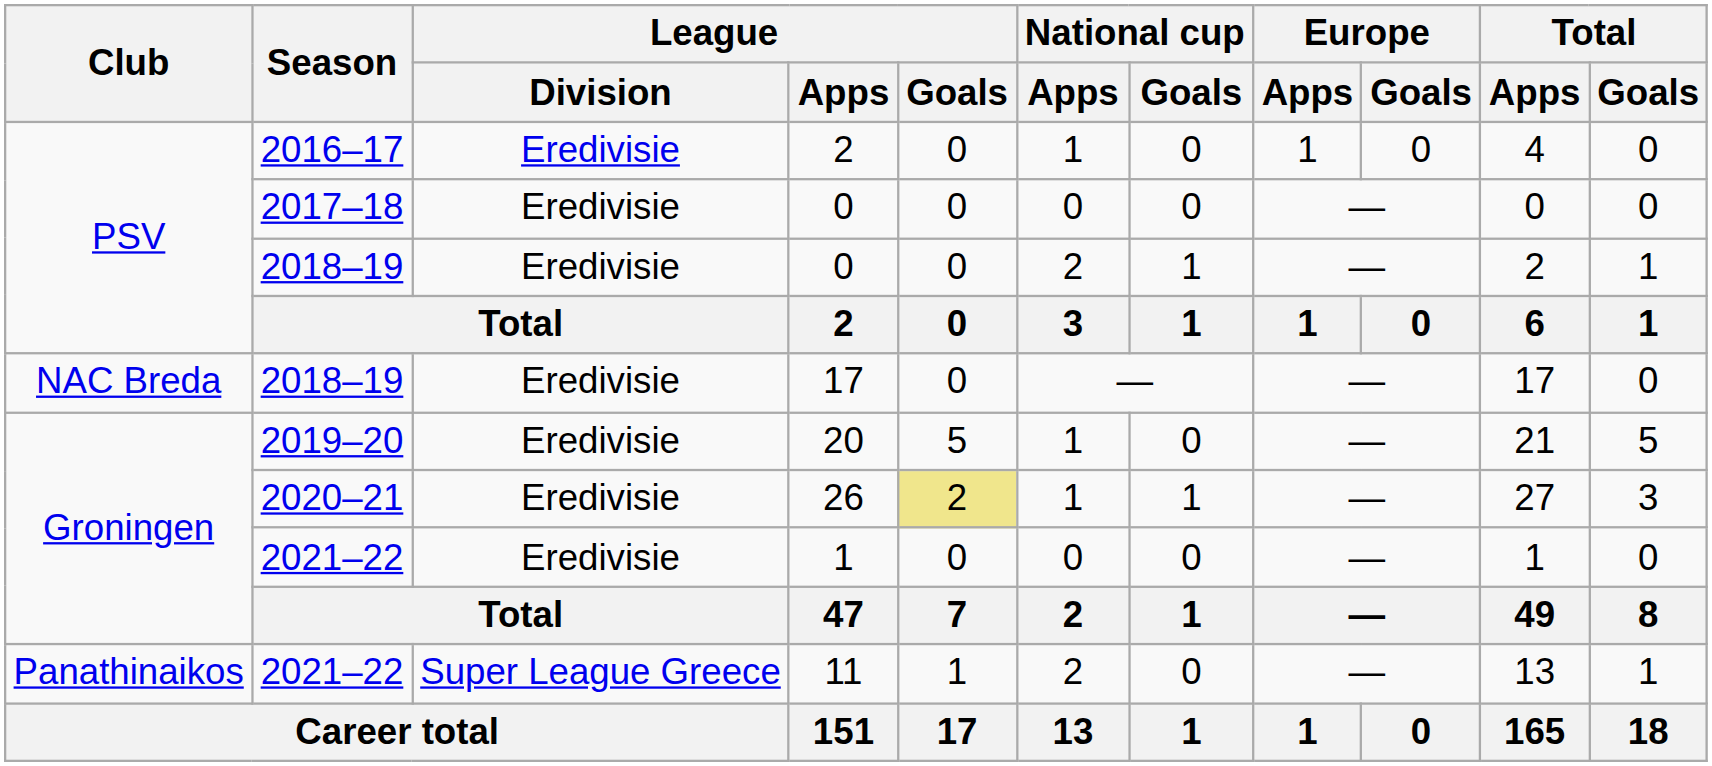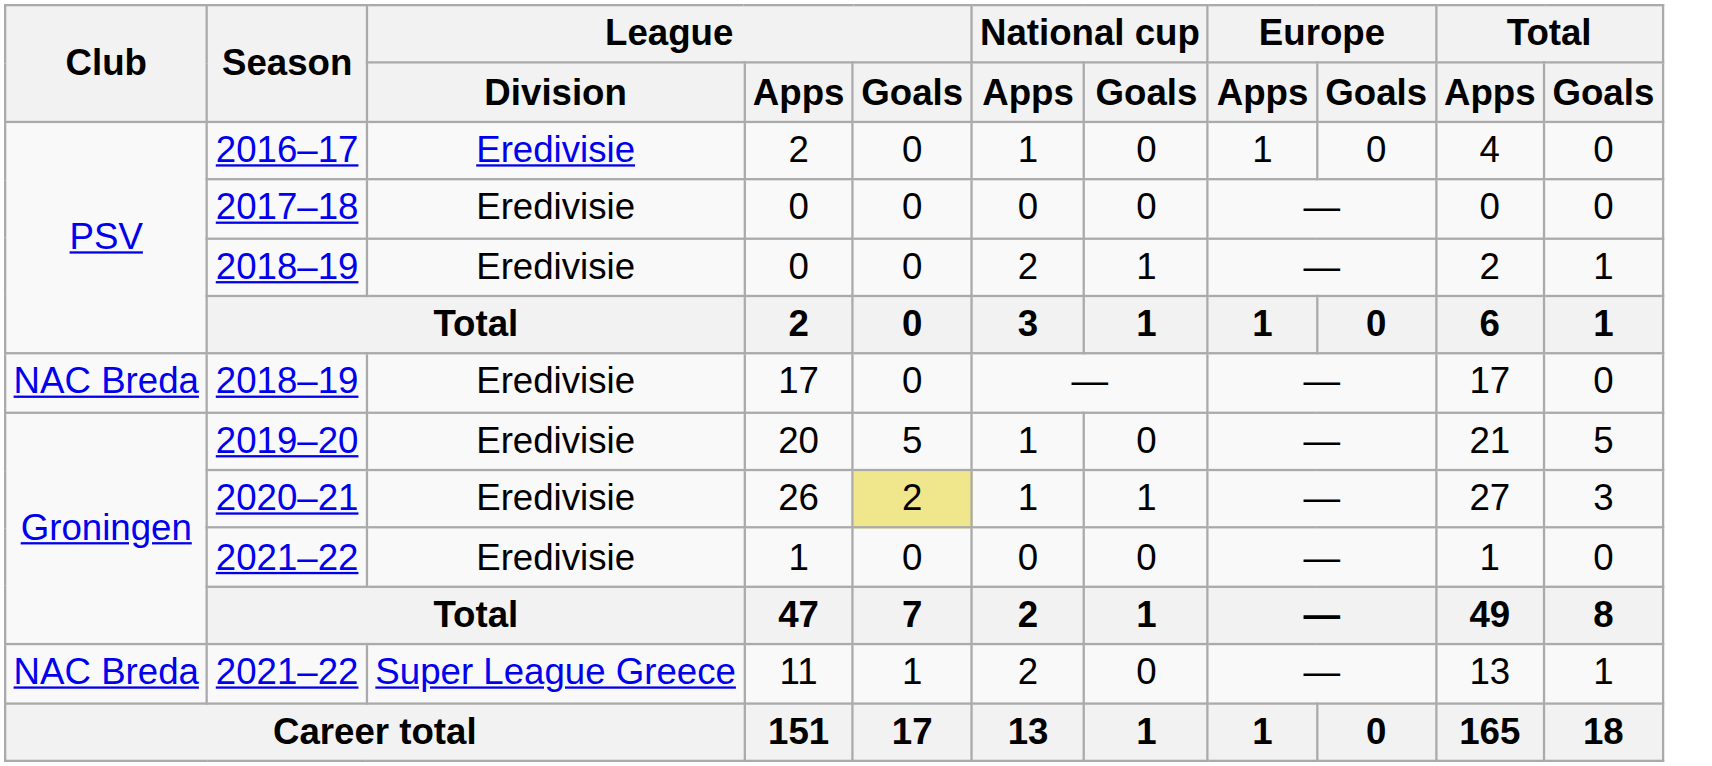(129, 672) Panathinaikos -> (106, 672) NAC Breda
